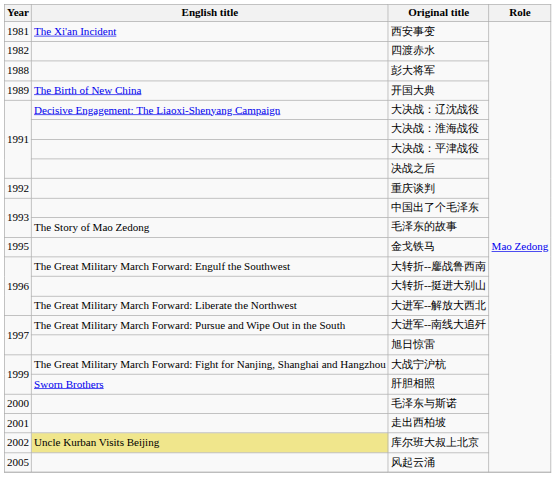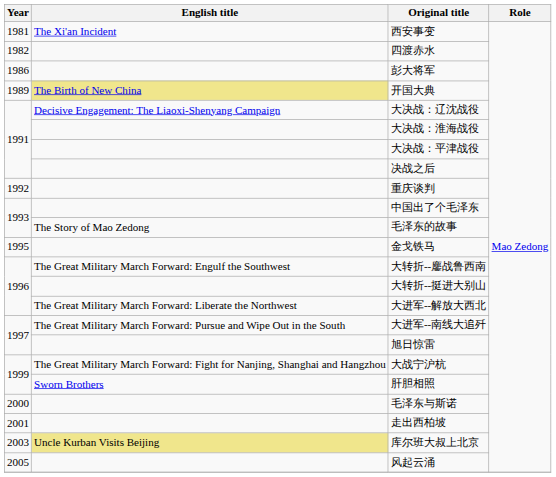(18, 70) 1988 -> (18, 70) 1986
(88, 90) no background -> (88, 90) khaki background
(18, 442) 2002 -> (18, 442) 2003
